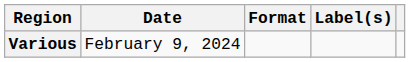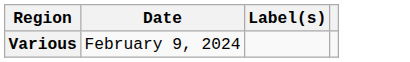- column: (278, 18)
